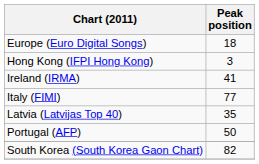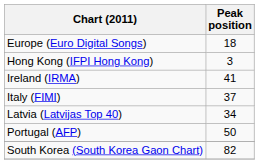(230, 97) 77 -> (230, 97) 37
(230, 114) 35 -> (230, 114) 34
